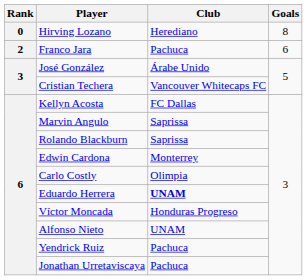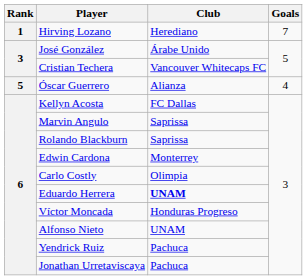(20, 31) 0 -> (20, 31) 1
(285, 31) 8 -> (285, 31) 7
- row: (65, 49)
+ row: (74, 85)
